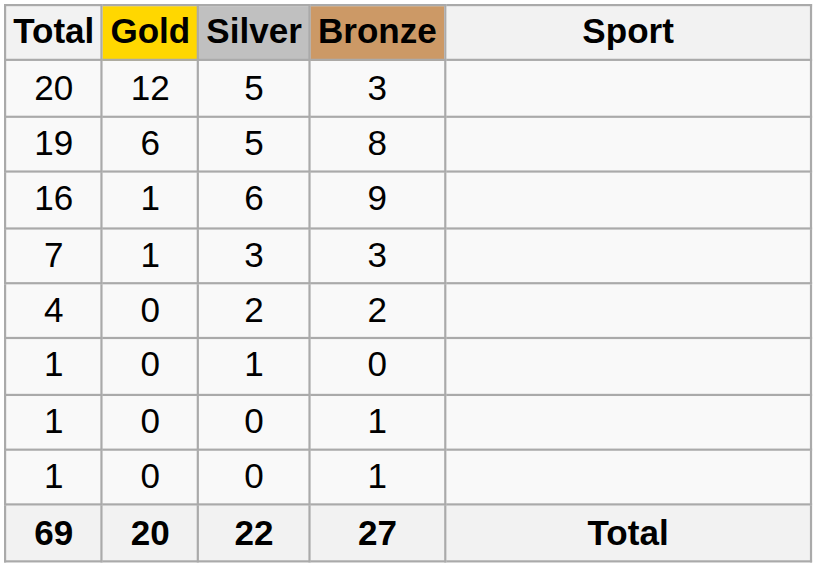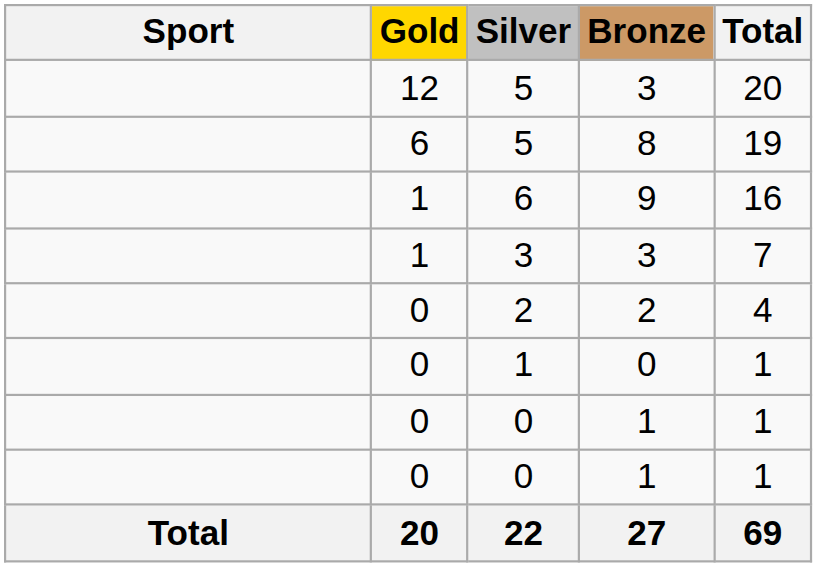columns swapped: (628, 32) <-> (54, 32)
